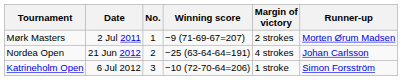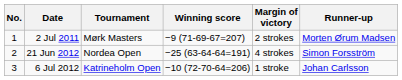columns swapped: (153, 17) <-> (45, 17)
(335, 53) Johan Carlsson -> (339, 53) Simon Forsström
(339, 68) Simon Forsström -> (335, 68) Johan Carlsson
